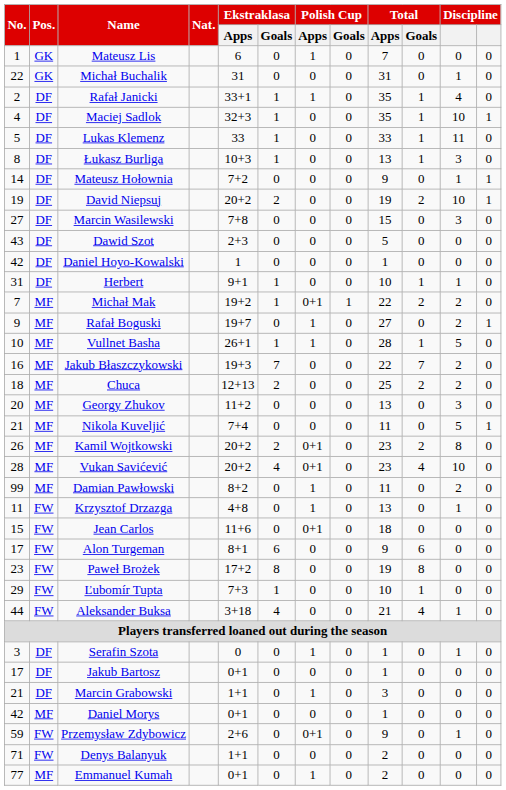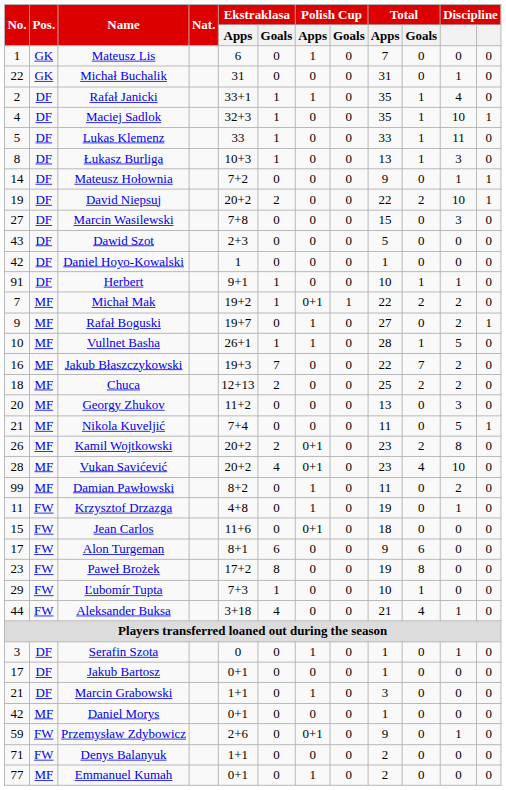(385, 199) 19 -> (385, 199) 22
(17, 281) 31 -> (17, 281) 91
(385, 508) 13 -> (385, 508) 19
